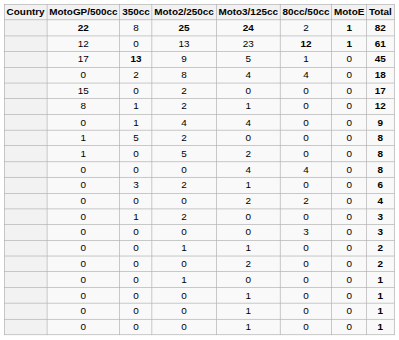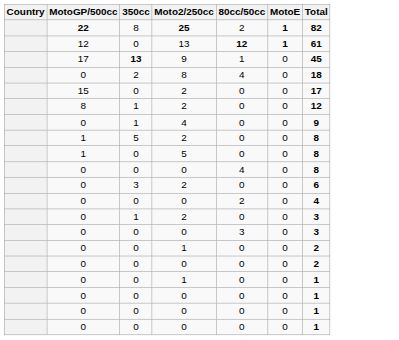- column: (248, 12)
